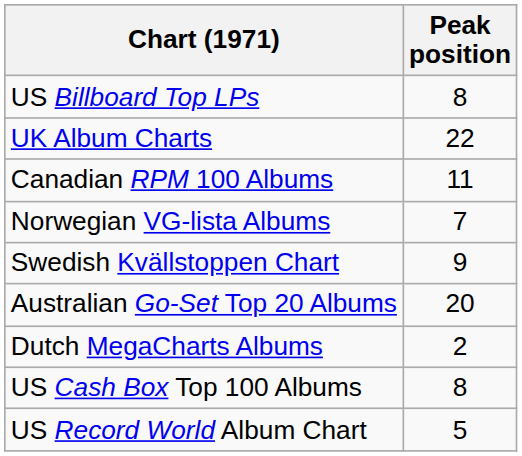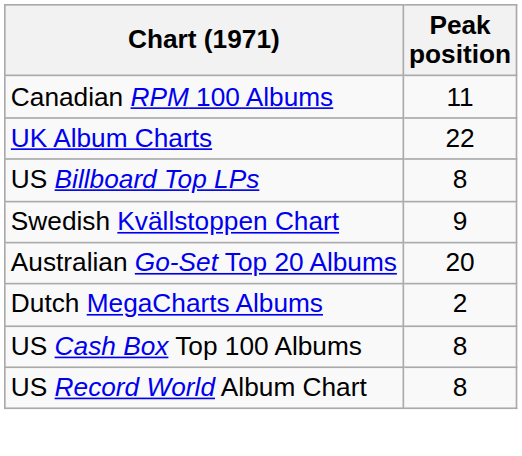rows swapped: (135, 96) <-> (172, 179)
- row: (171, 221)
(460, 429) 5 -> (460, 387) 8
